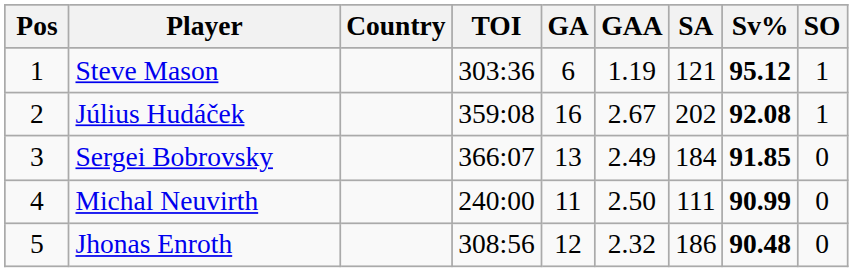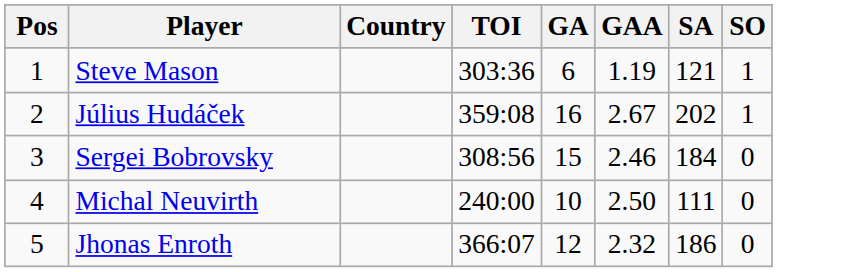- column: (760, 26)
(496, 157) 366:07 -> (496, 157) 308:56
(568, 157) 13 -> (568, 157) 15
(632, 157) 2.49 -> (632, 157) 2.46
(568, 200) 11 -> (568, 200) 10
(496, 244) 308:56 -> (496, 244) 366:07
